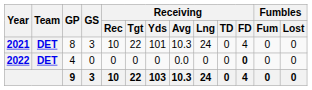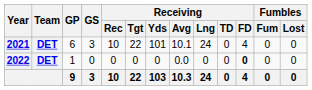(72, 45) 8 -> (72, 45) 6
(182, 45) 10.3 -> (182, 45) 10.1
(72, 61) 4 -> (72, 61) 1
